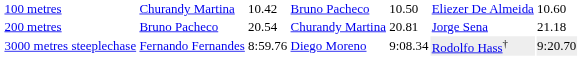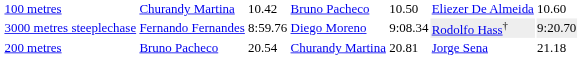rows swapped: (33, 26) <-> (70, 46)
